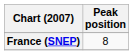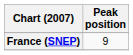(106, 41) 8 -> (106, 41) 9
